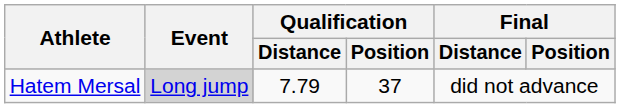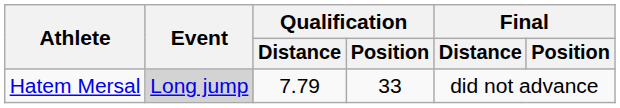(390, 86) 37 -> (390, 86) 33
